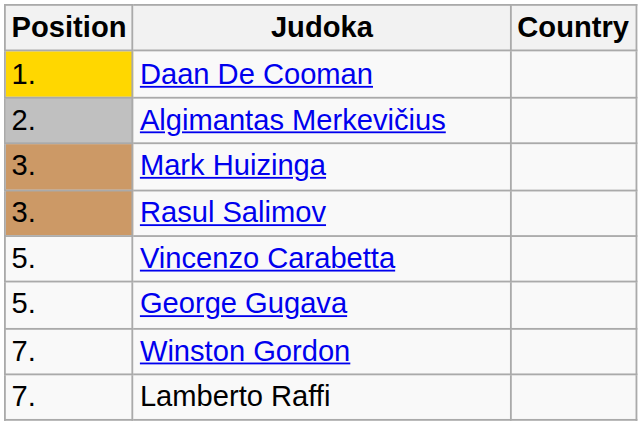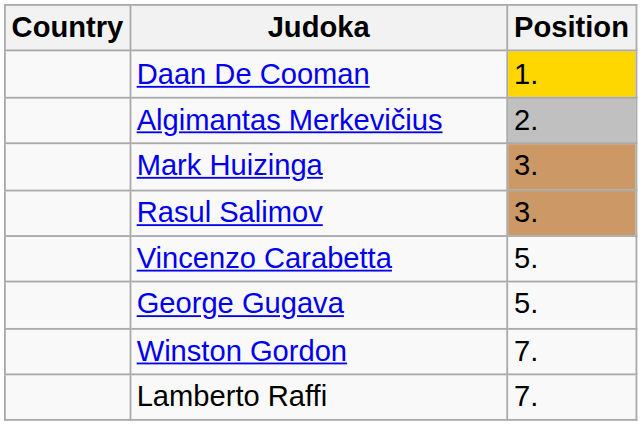columns swapped: (69, 27) <-> (573, 27)
